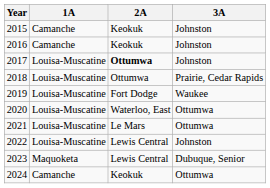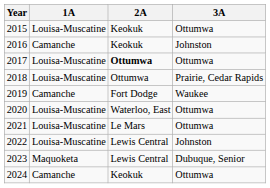(53, 28) Camanche -> (69, 28) Louisa-Muscatine
(193, 28) Johnston -> (194, 28) Ottumwa
(193, 61) Johnston -> (194, 61) Ottumwa
(69, 93) Louisa-Muscatine -> (53, 93) Camanche
